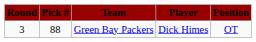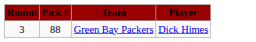- column: (231, 12)
